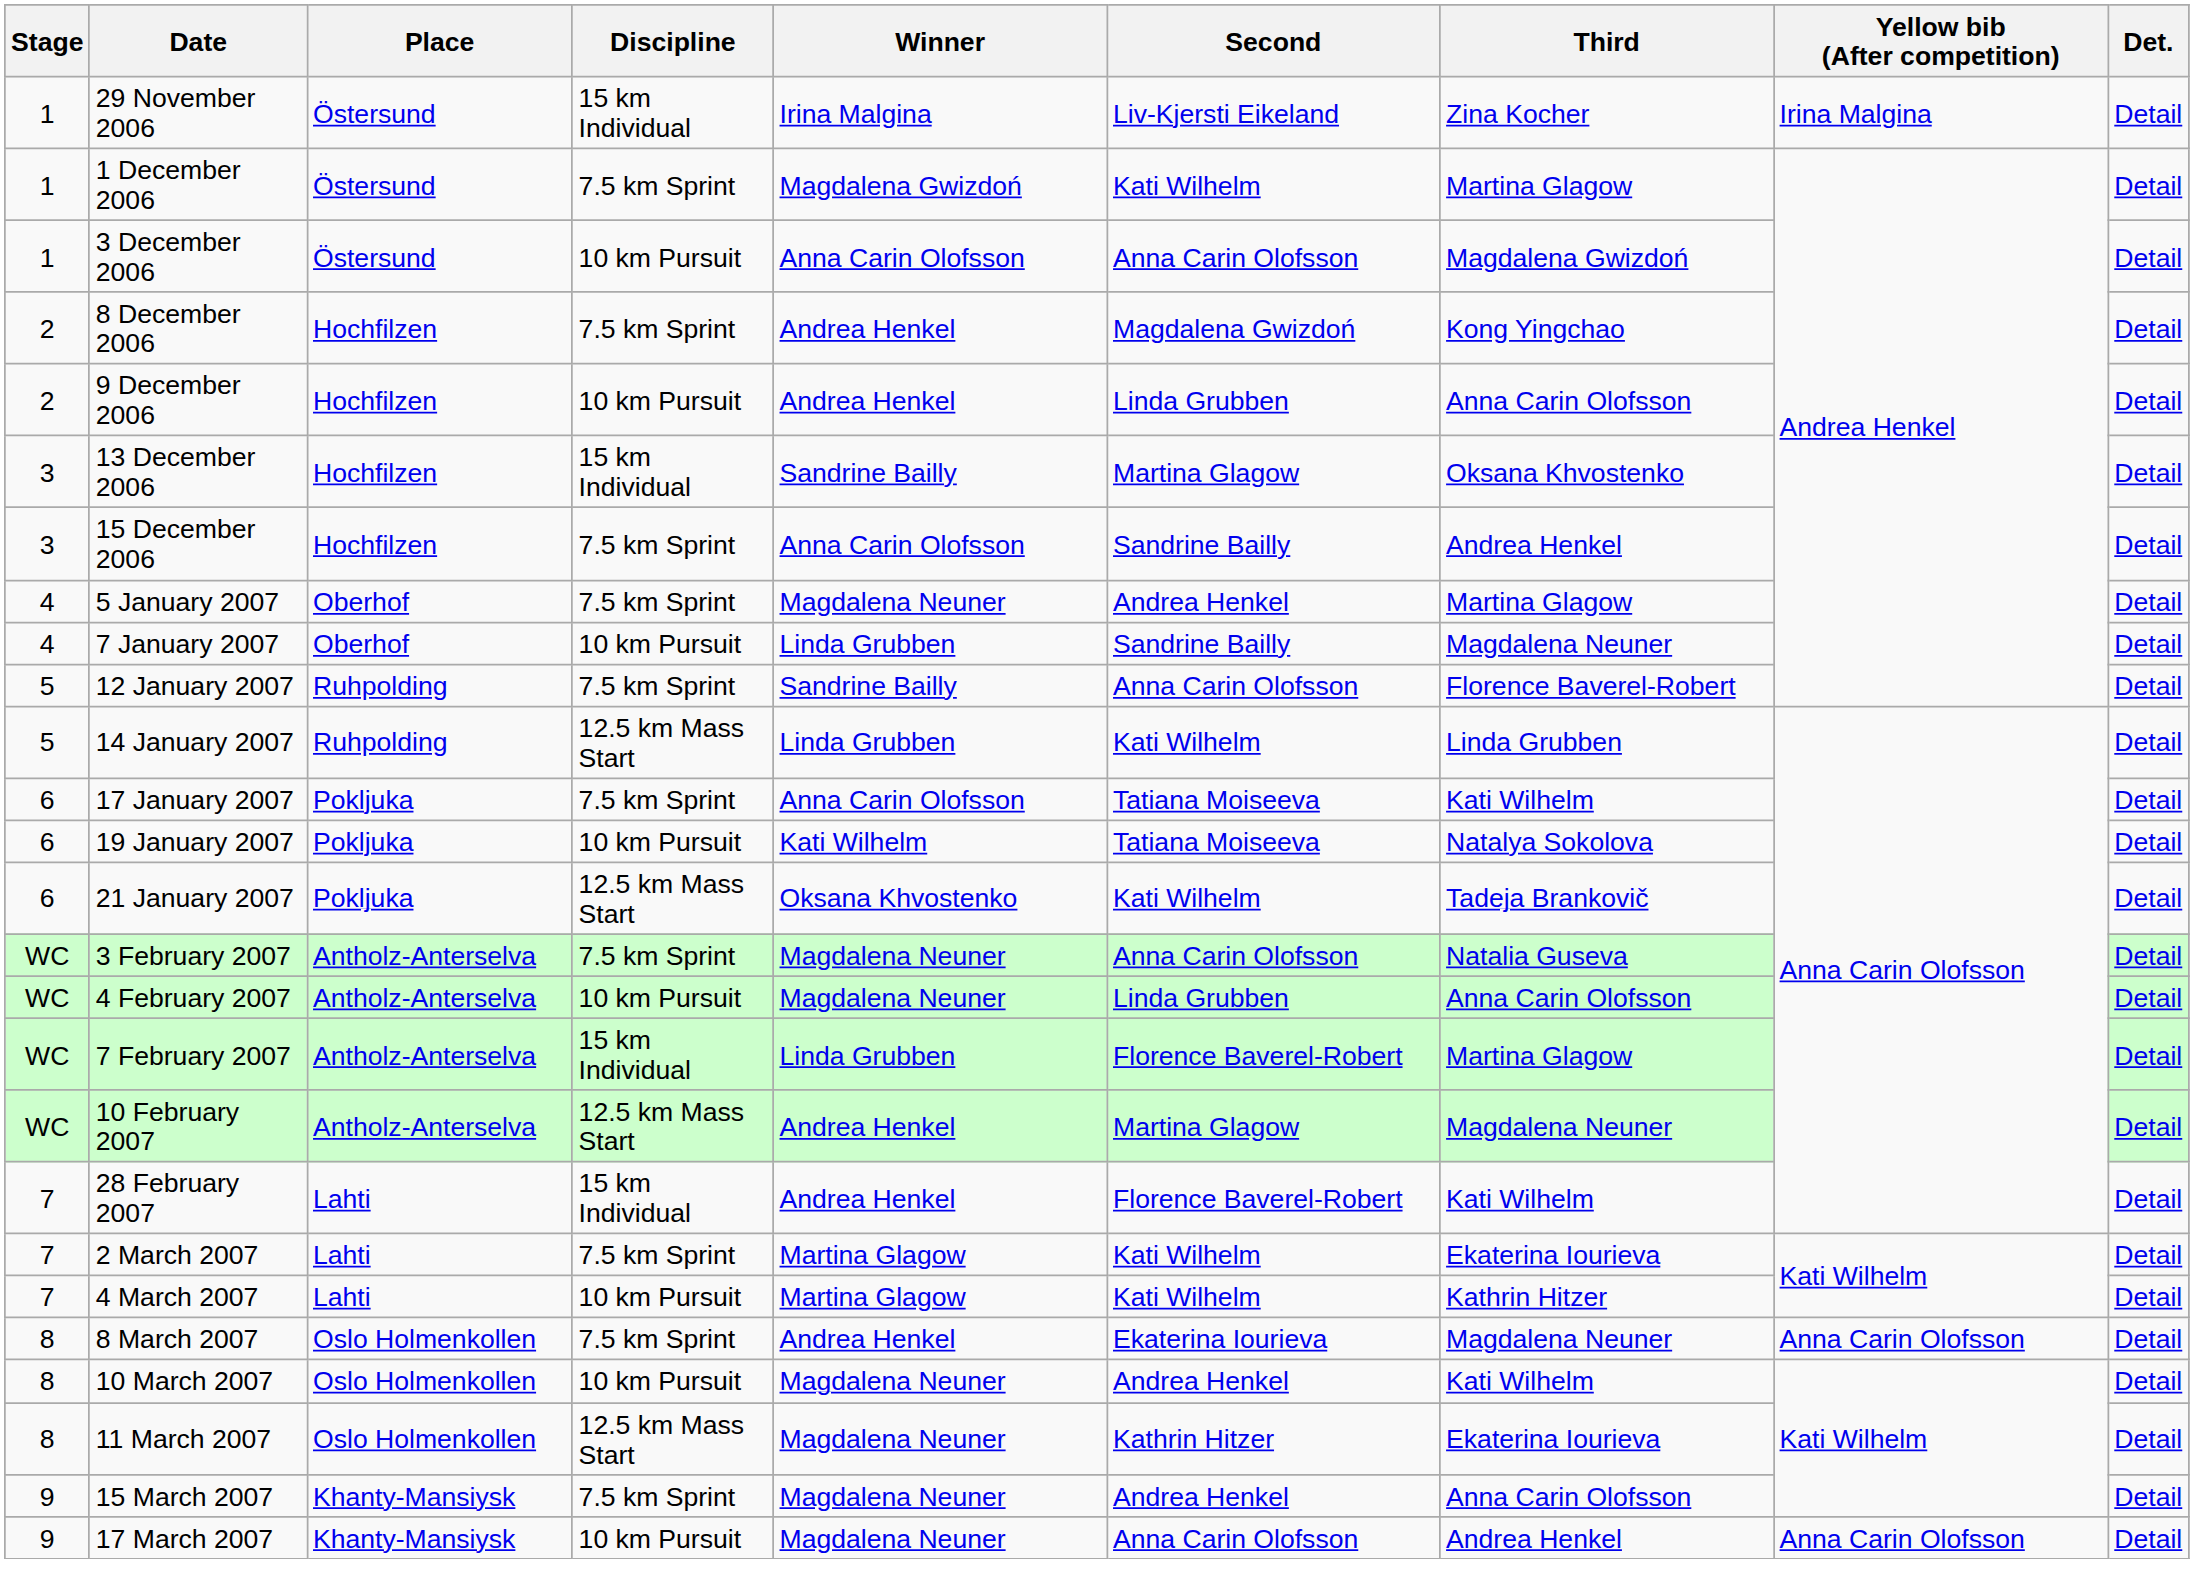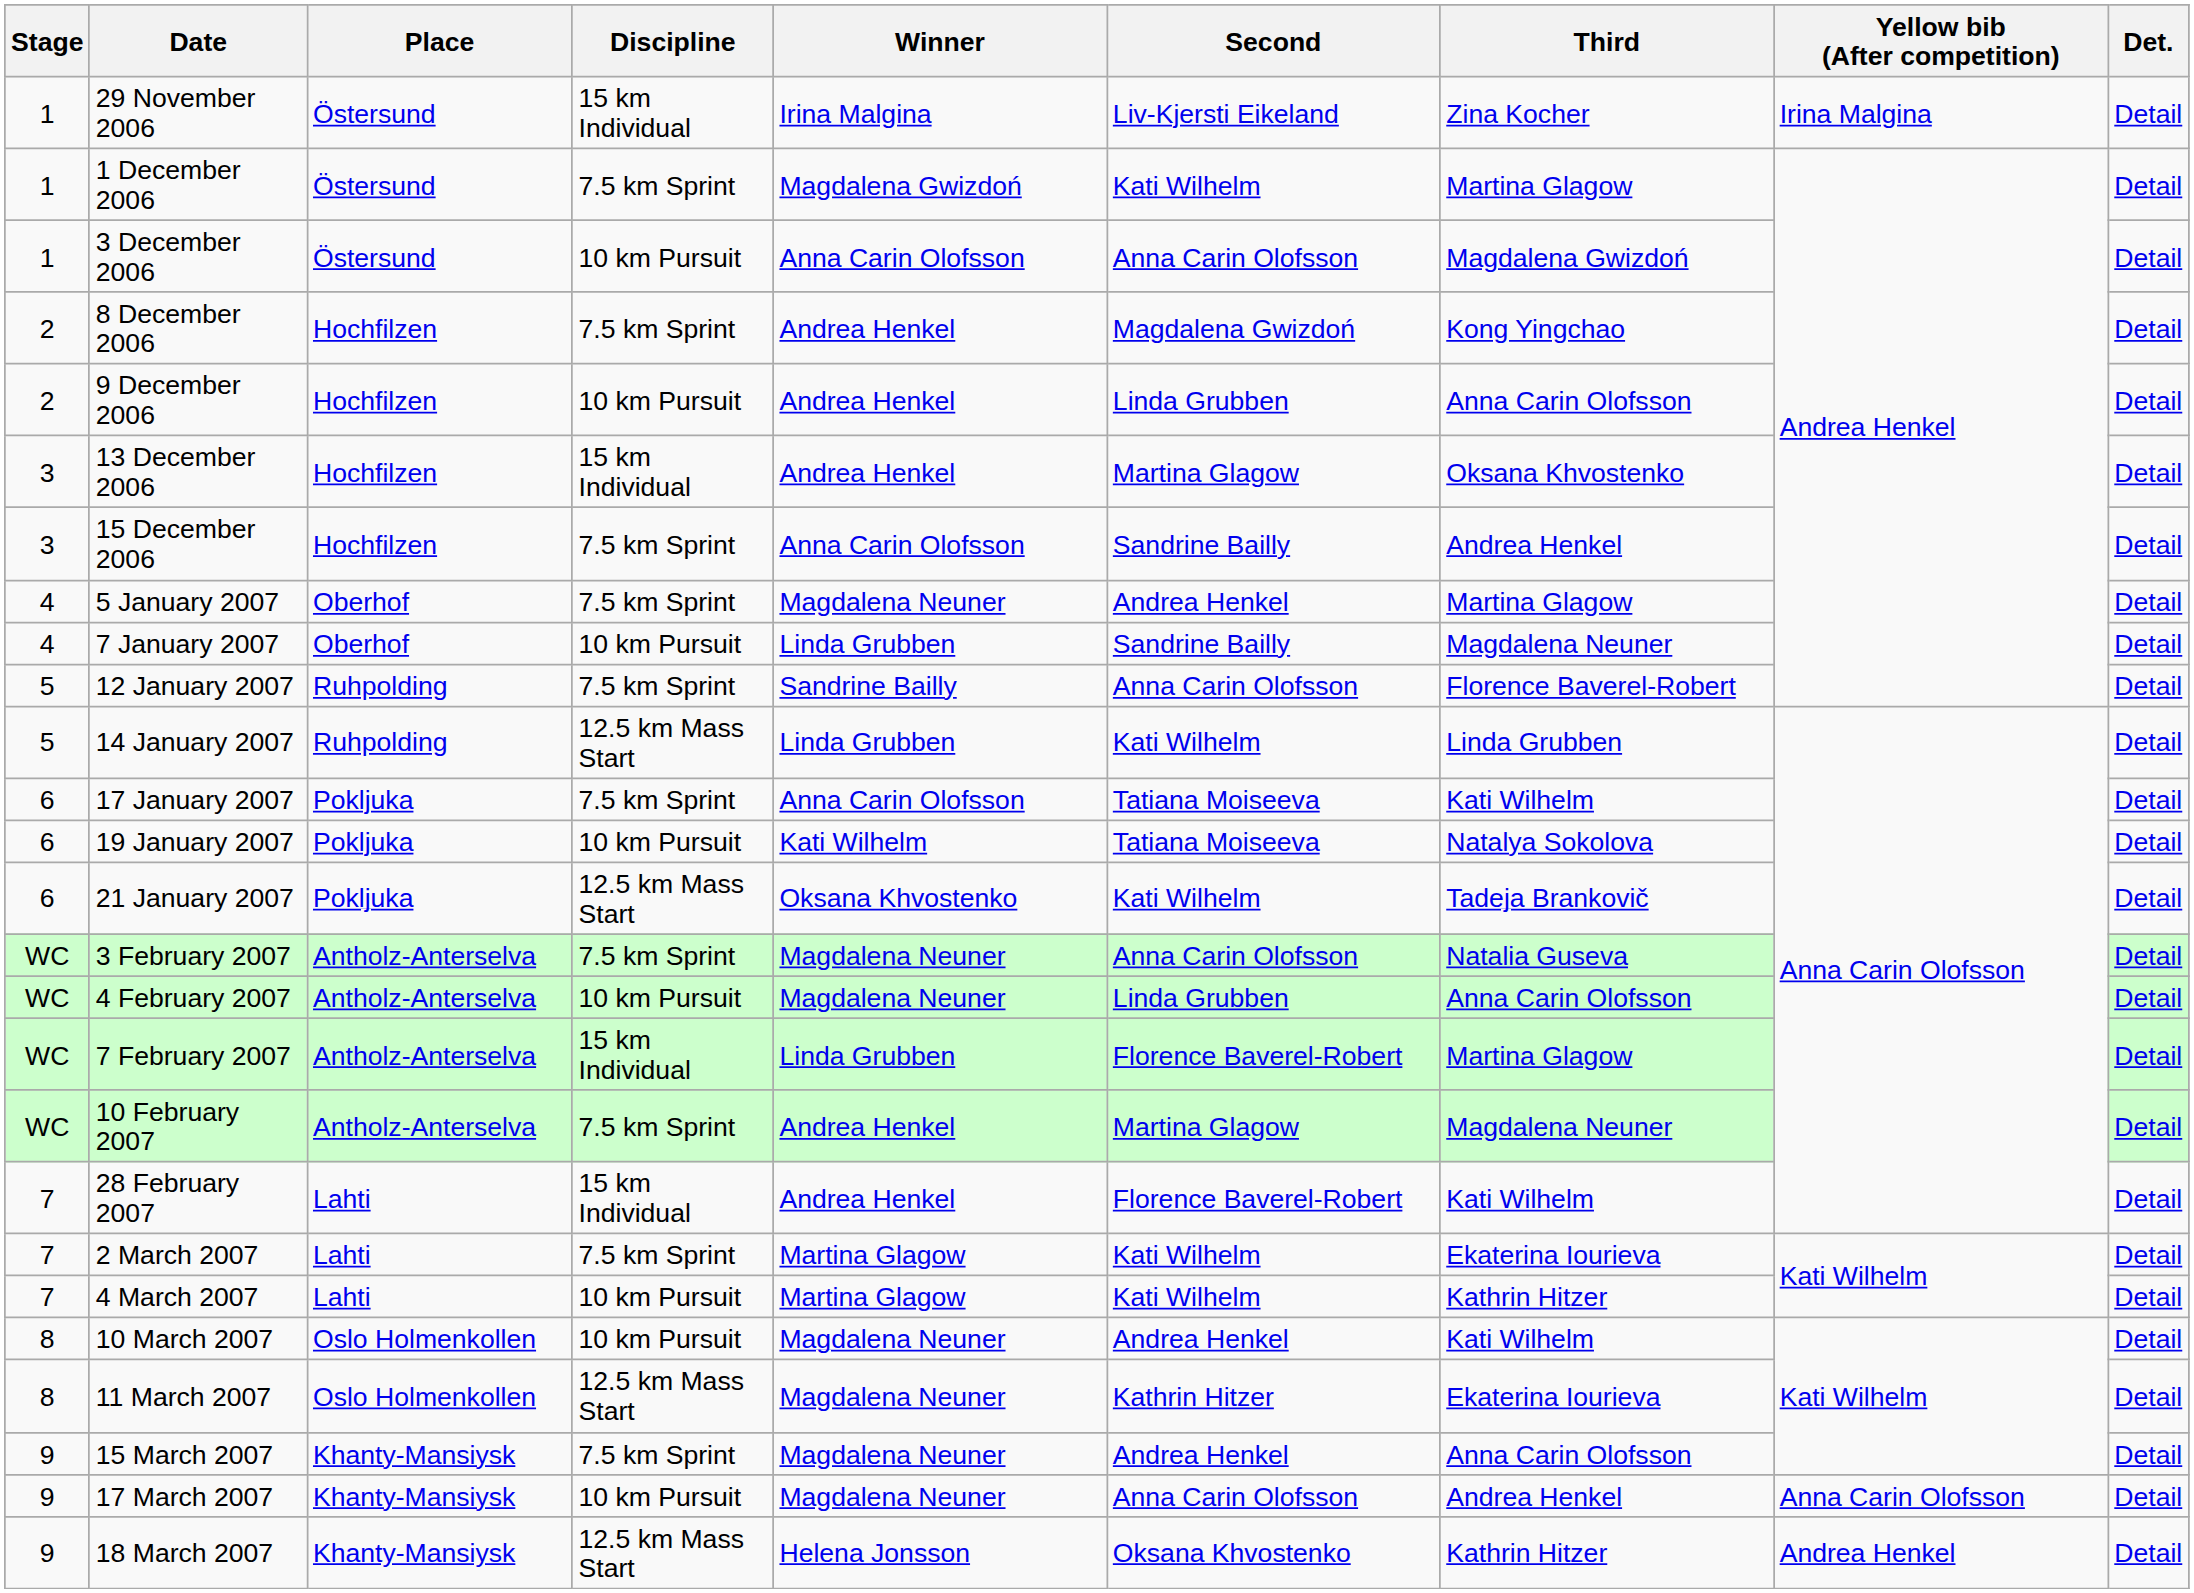(868, 472) Sandrine Bailly -> (867, 472) Andrea Henkel
(661, 1126) 12.5 km Mass Start -> (657, 1126) 7.5 km Sprint
- row: (177, 1339)
+ row: (184, 1552)
